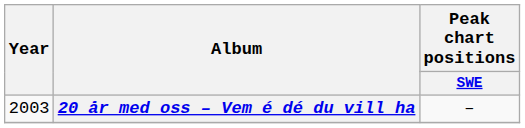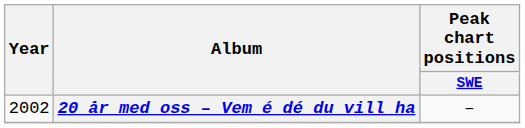(29, 108) 2003 -> (29, 108) 2002
